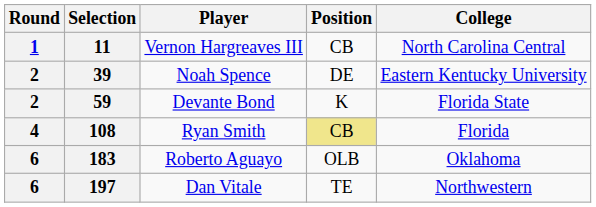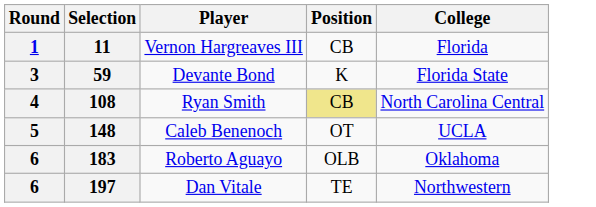(484, 46) North Carolina Central -> (462, 46) Florida
- row: (102, 74)
(34, 103) 2 -> (34, 74) 3
(484, 131) Florida -> (462, 103) North Carolina Central
+ row: (102, 131)
